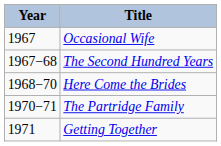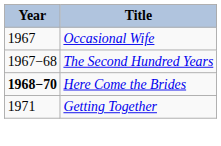(32, 84) normal -> (32, 84) bold
- row: (124, 107)
